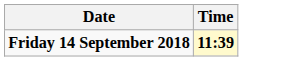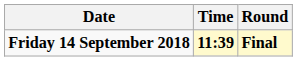+ column: (265, 17)
